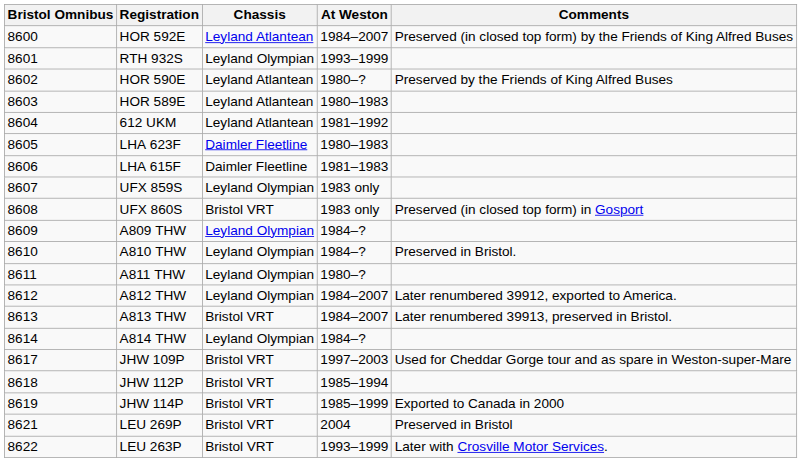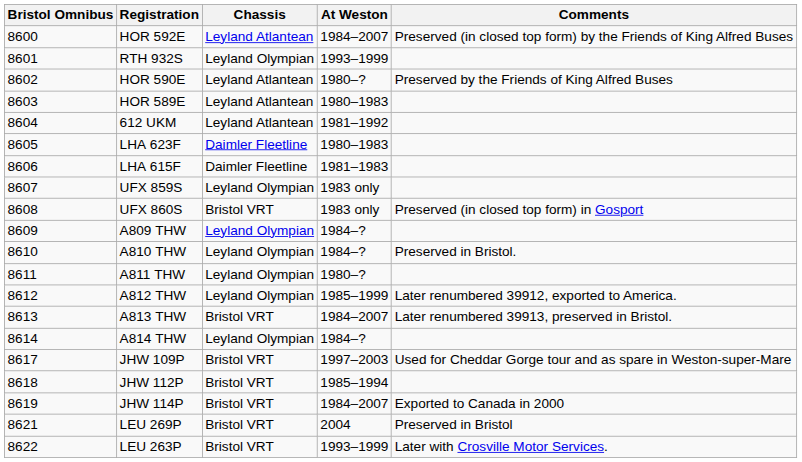(354, 295) 1984–2007 -> (354, 295) 1985–1999
(354, 403) 1985–1999 -> (354, 403) 1984–2007
